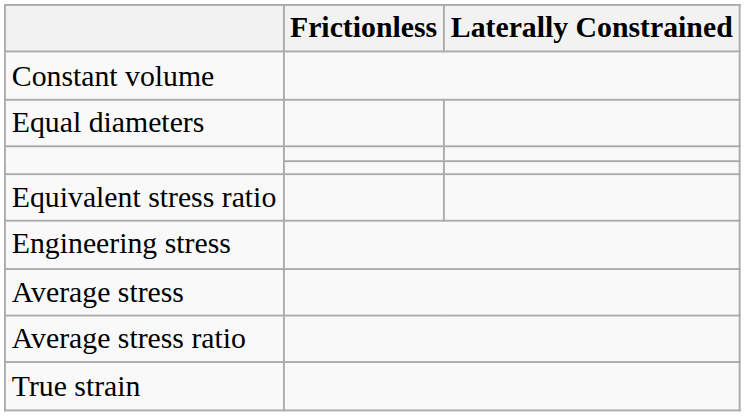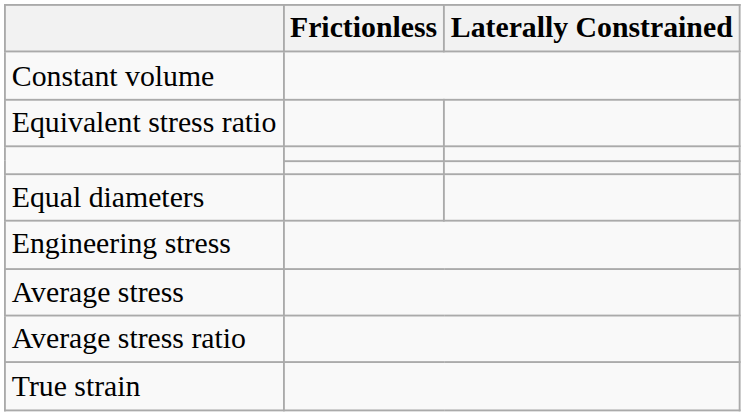rows swapped: (108, 122) <-> (144, 197)
